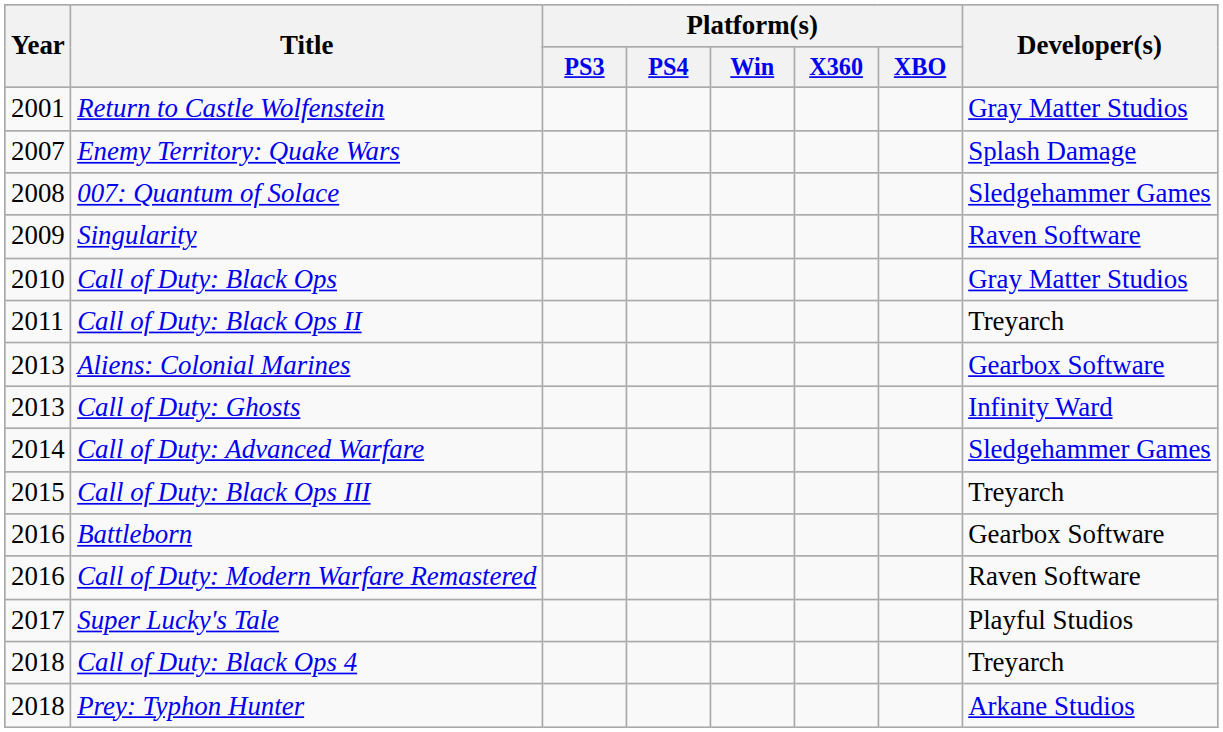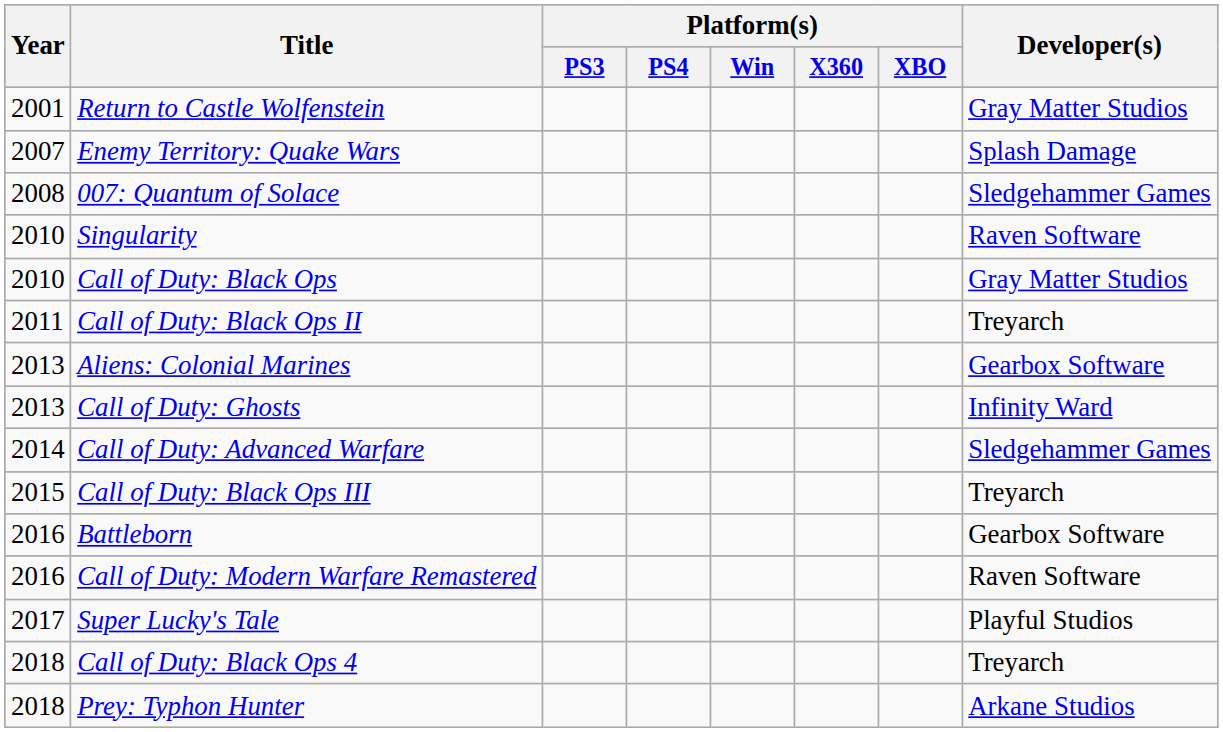(38, 236) 2009 -> (38, 236) 2010
